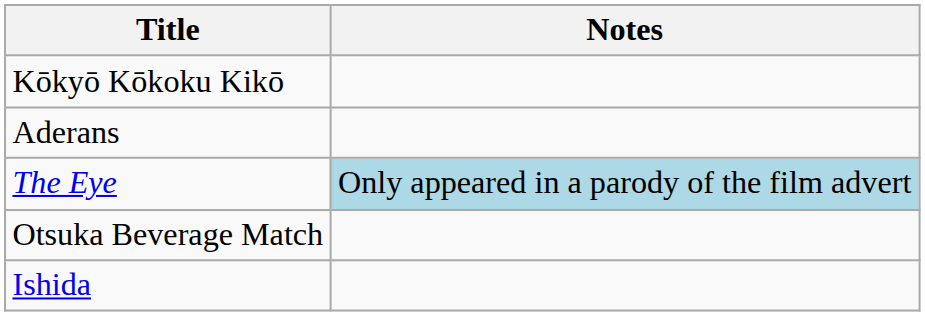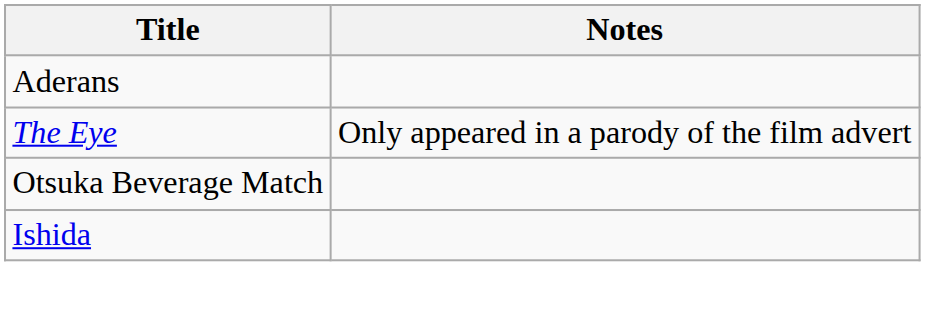- row: (148, 81)
(625, 183) lightblue background -> (625, 132) no background
